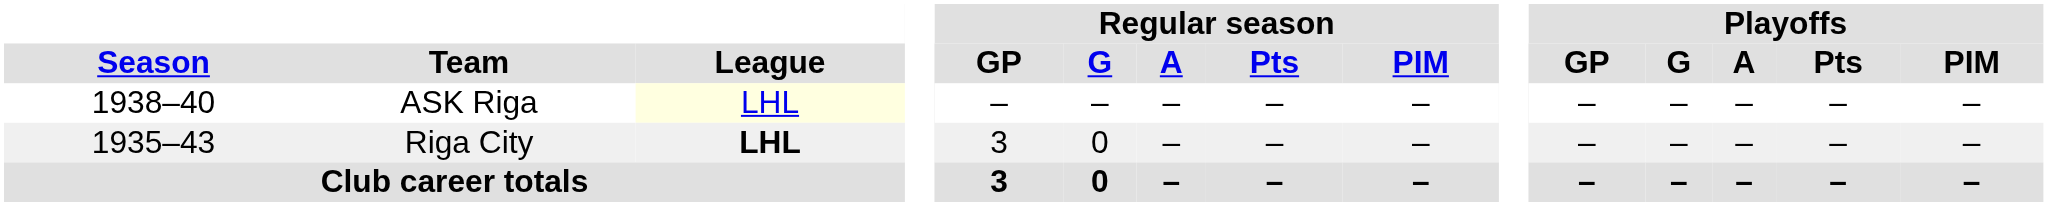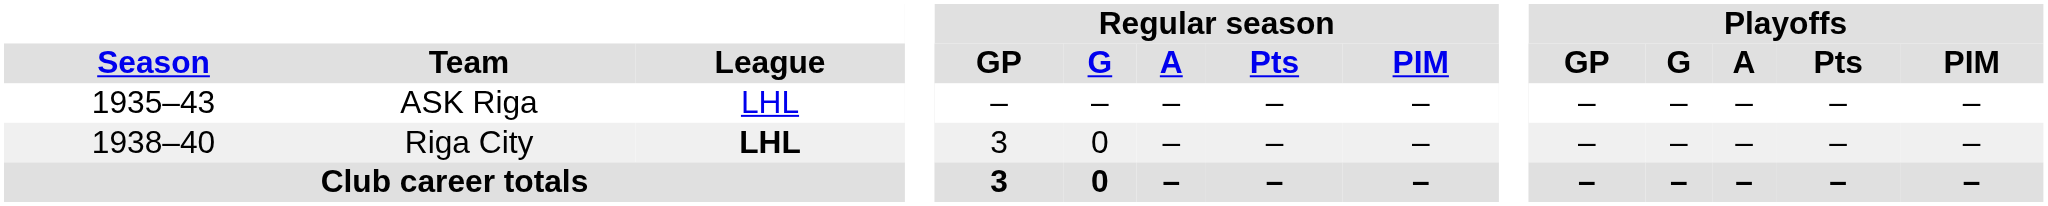(154, 102) 1938–40 -> (154, 102) 1935–43
(770, 102) lightyellow background -> (770, 102) no background
(154, 142) 1935–43 -> (154, 142) 1938–40
